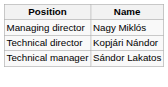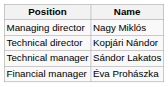+ row: (47, 74)
